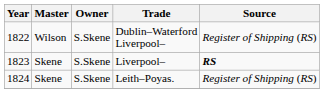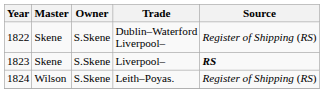(50, 37) Wilson -> (48, 37) Skene
(48, 79) Skene -> (50, 79) Wilson
